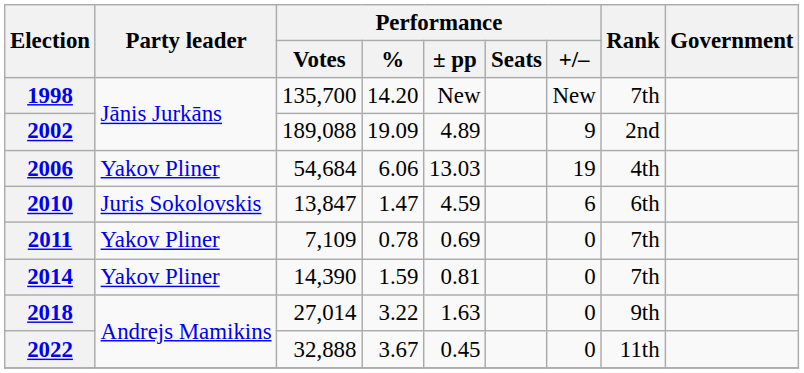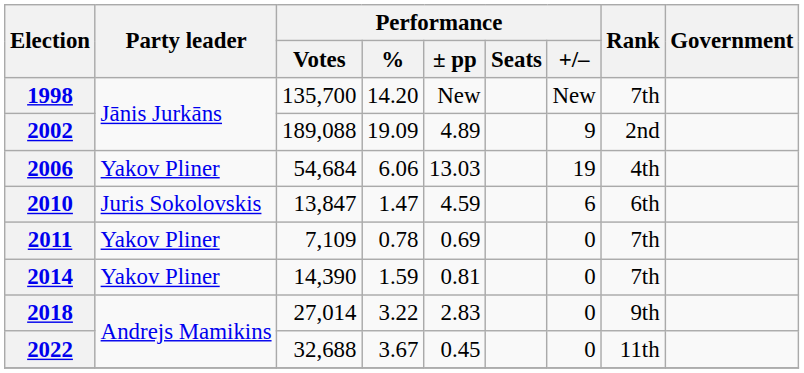(461, 312) 1.63 -> (461, 312) 2.83
(325, 349) 32,888 -> (325, 349) 32,688
